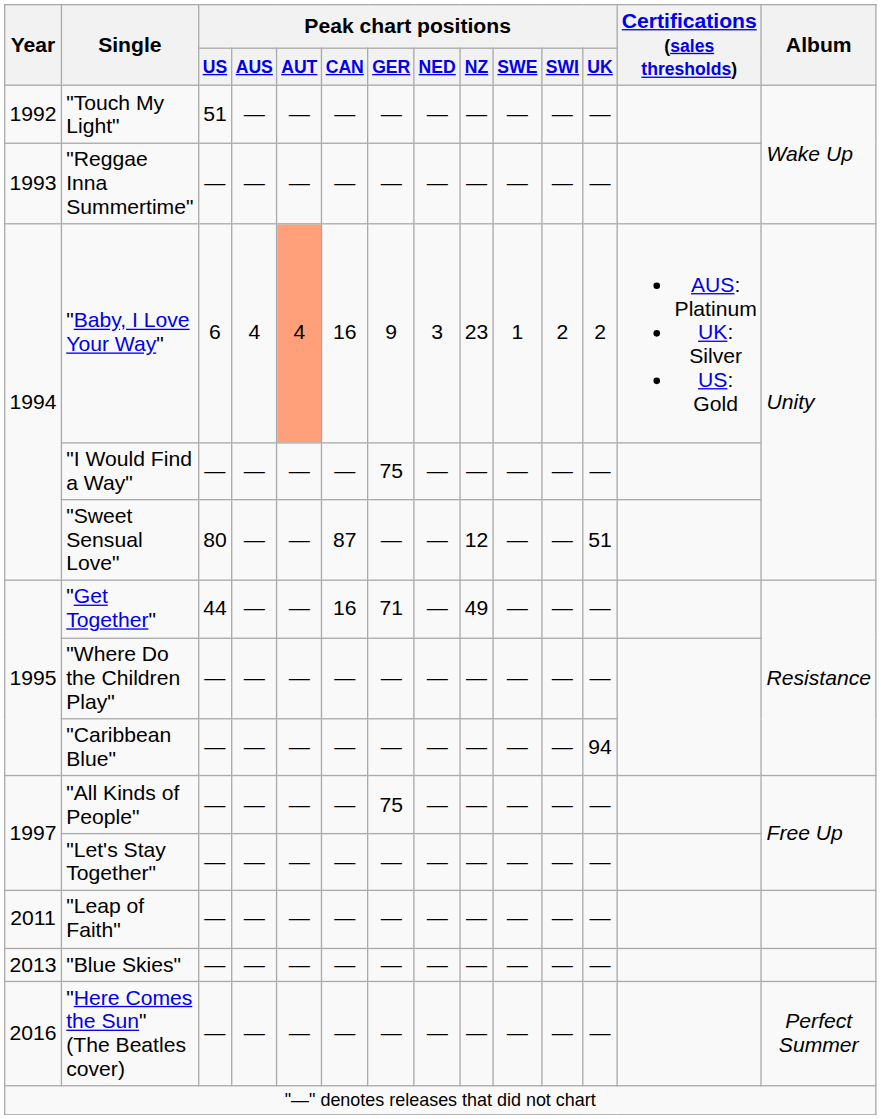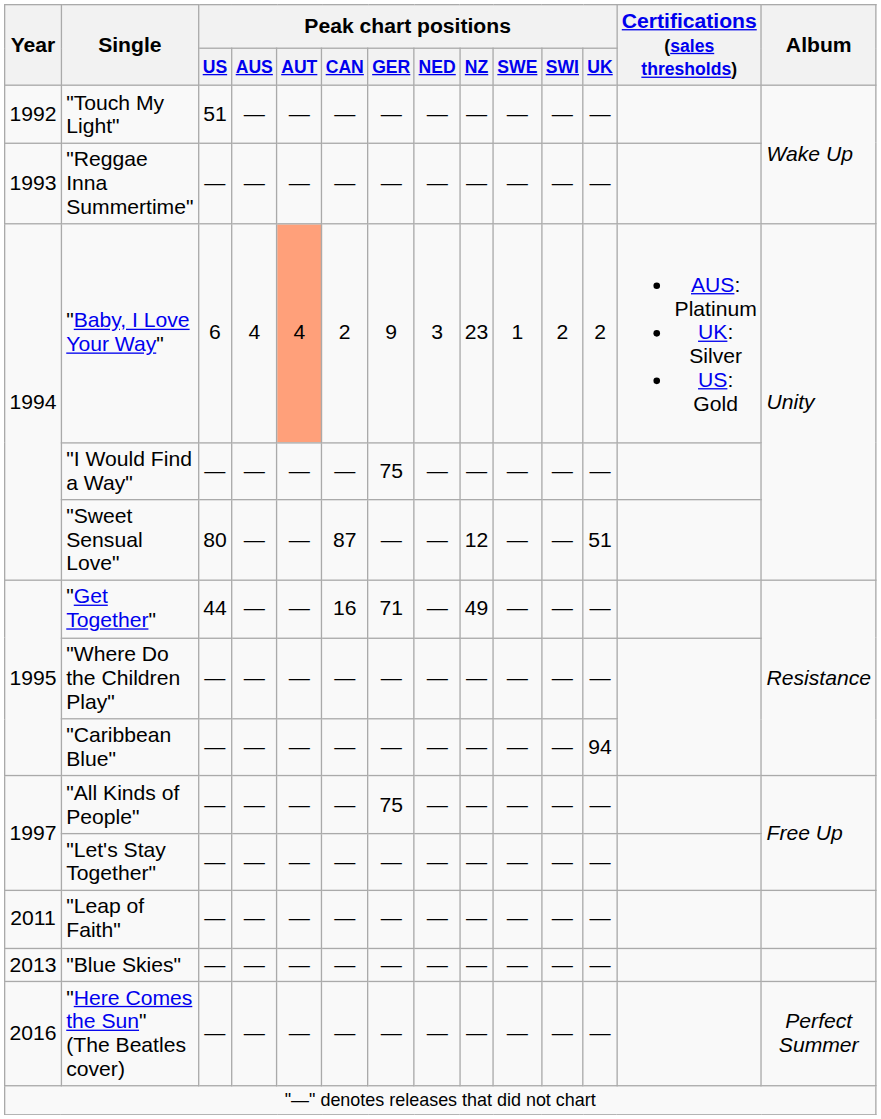(345, 332) 16 -> (345, 332) 2
